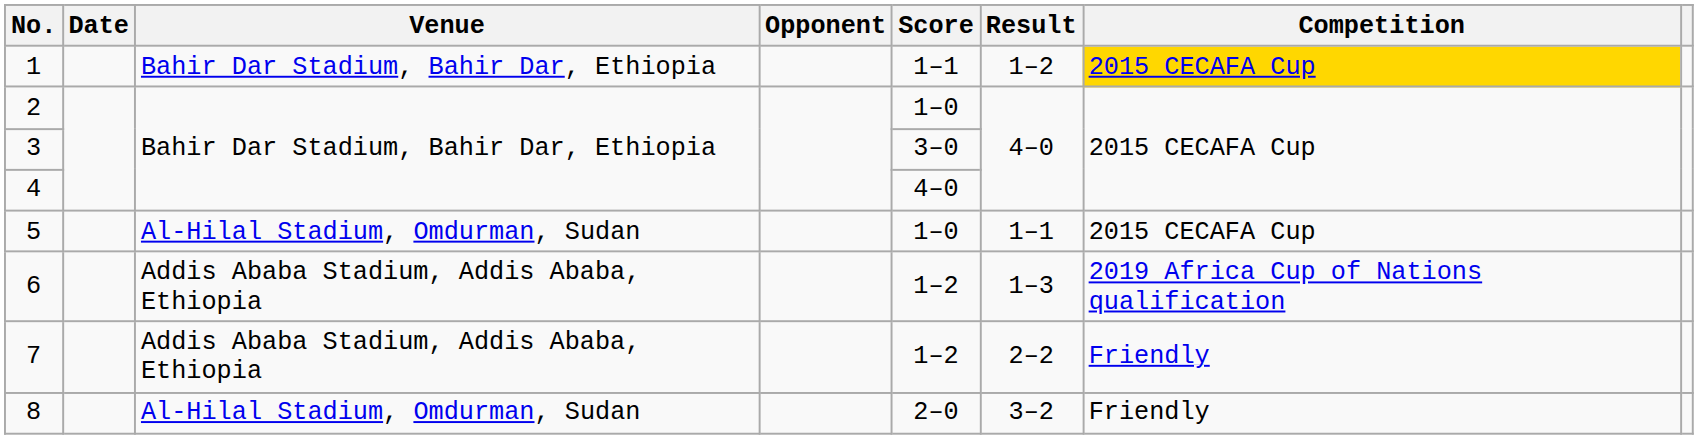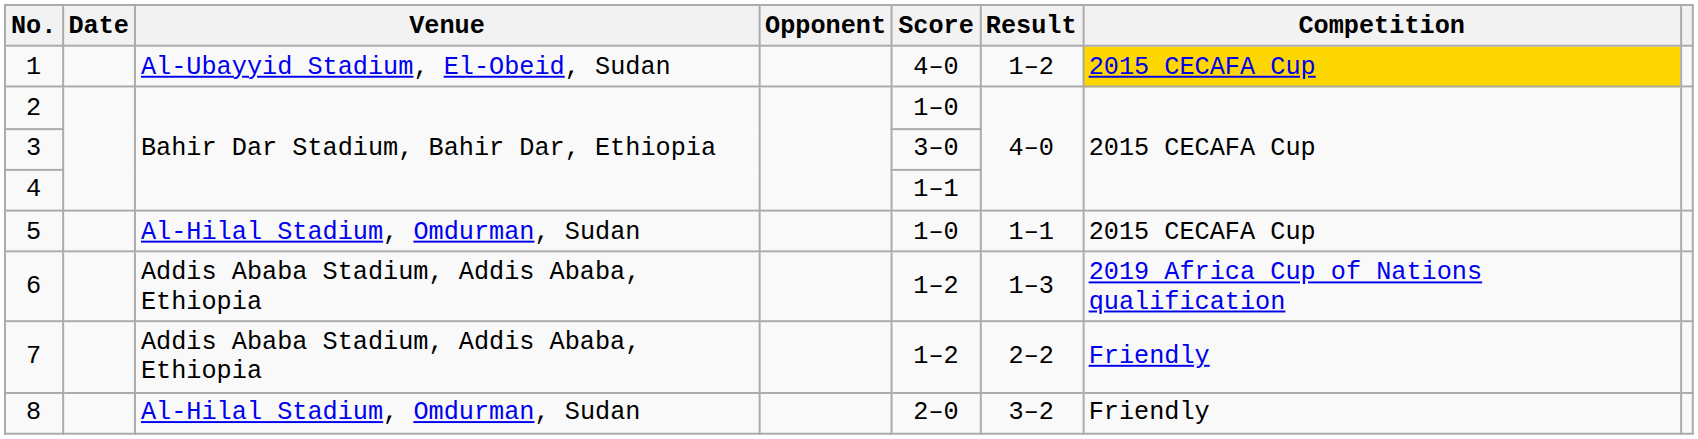(429, 67) Bahir Dar Stadium, Bahir Dar, Ethiopia -> (406, 67) Al-Ubayyid Stadium, El-Obeid, Sudan
(936, 67) 1–1 -> (936, 67) 4–0
(936, 190) 4–0 -> (936, 190) 1–1
